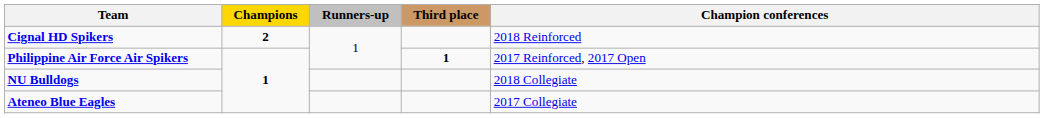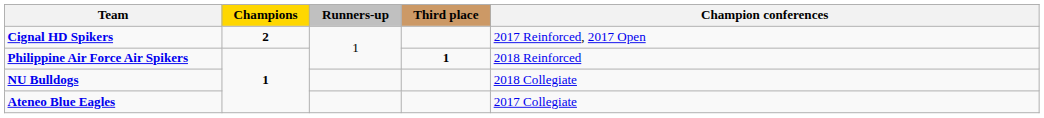(537, 37) 2018 Reinforced -> (570, 37) 2017 Reinforced, 2017 Open
(570, 58) 2017 Reinforced, 2017 Open -> (537, 58) 2018 Reinforced
